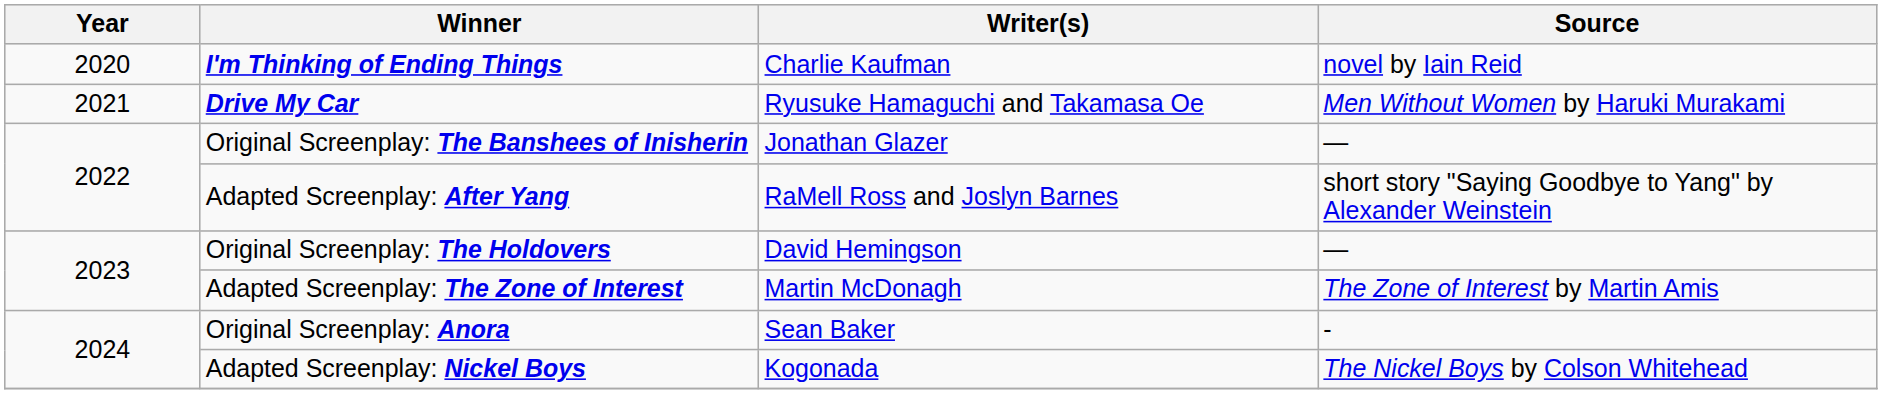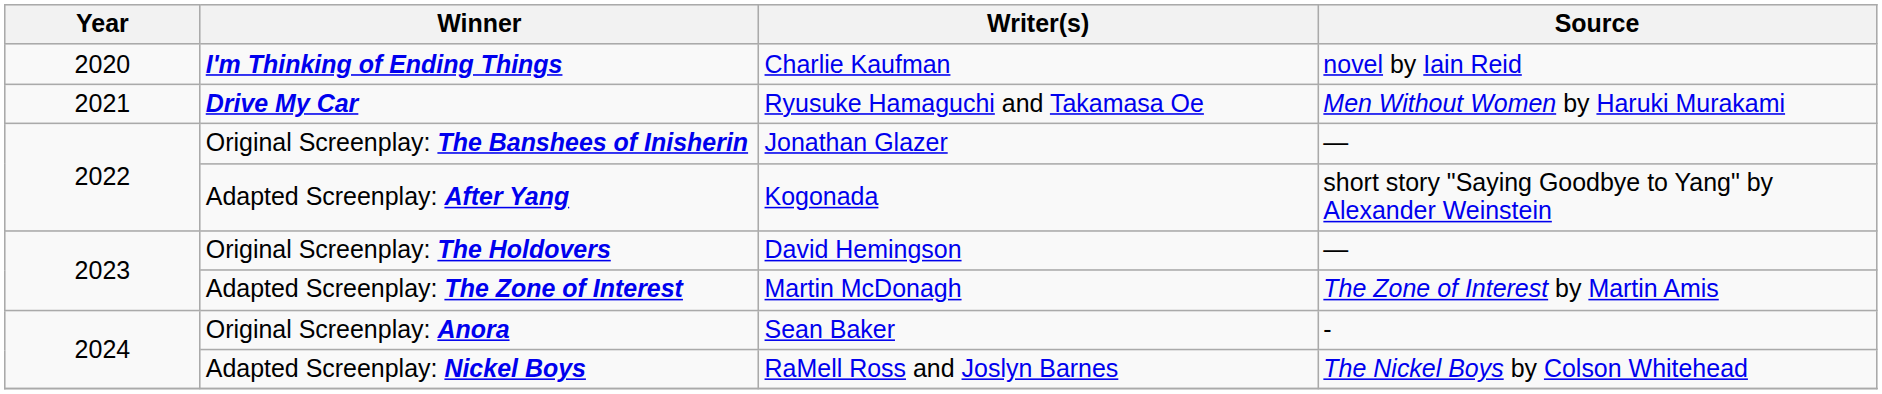(941, 196) RaMell Ross and Joslyn Barnes -> (821, 196) Kogonada
(821, 369) Kogonada -> (941, 369) RaMell Ross and Joslyn Barnes
